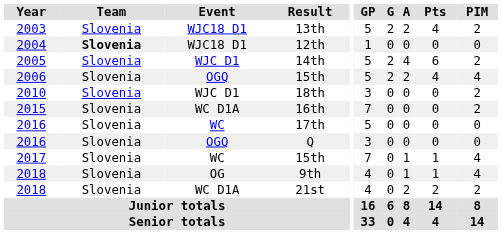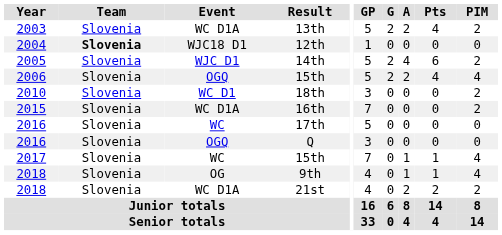(217, 28) WJC18 D1 -> (217, 28) WC D1A
(217, 93) WJC D1 -> (217, 93) WC D1
